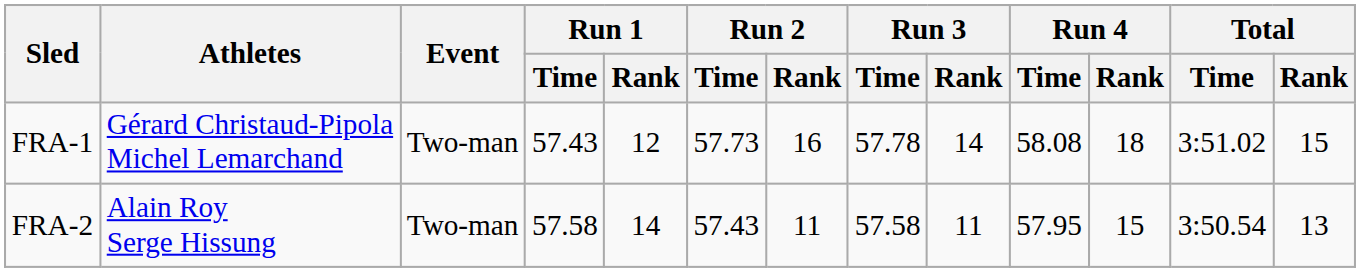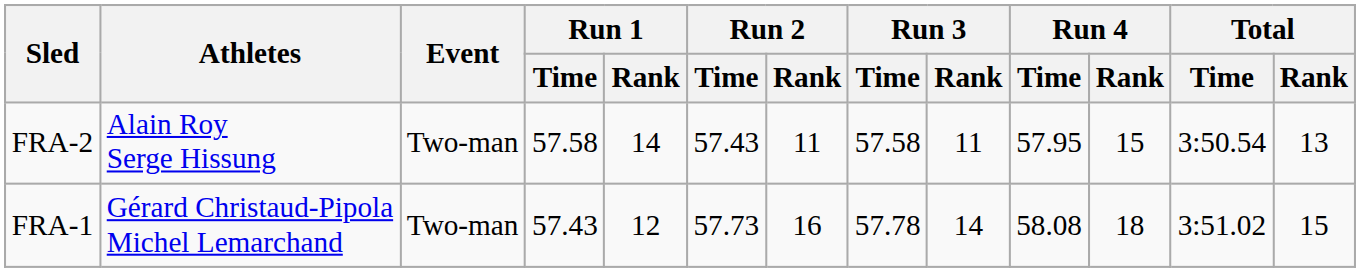rows swapped: (52, 142) <-> (52, 225)
